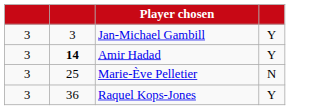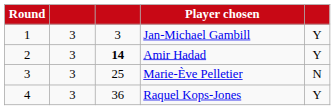+ column: (27, 14)
